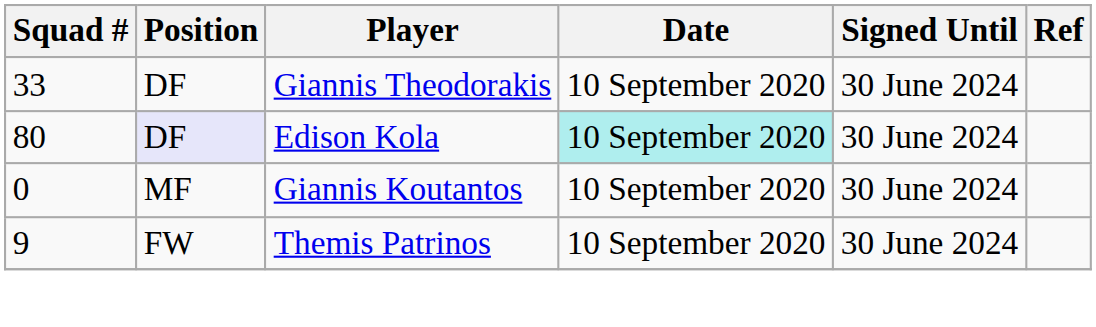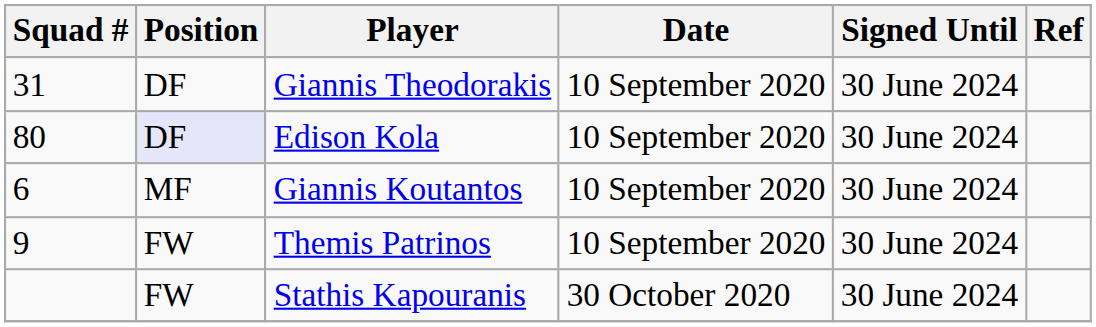(29, 83) 33 -> (29, 83) 31
(696, 136) paleturquoise background -> (696, 136) no background
(21, 189) 0 -> (21, 189) 6
+ row: (400, 294)
